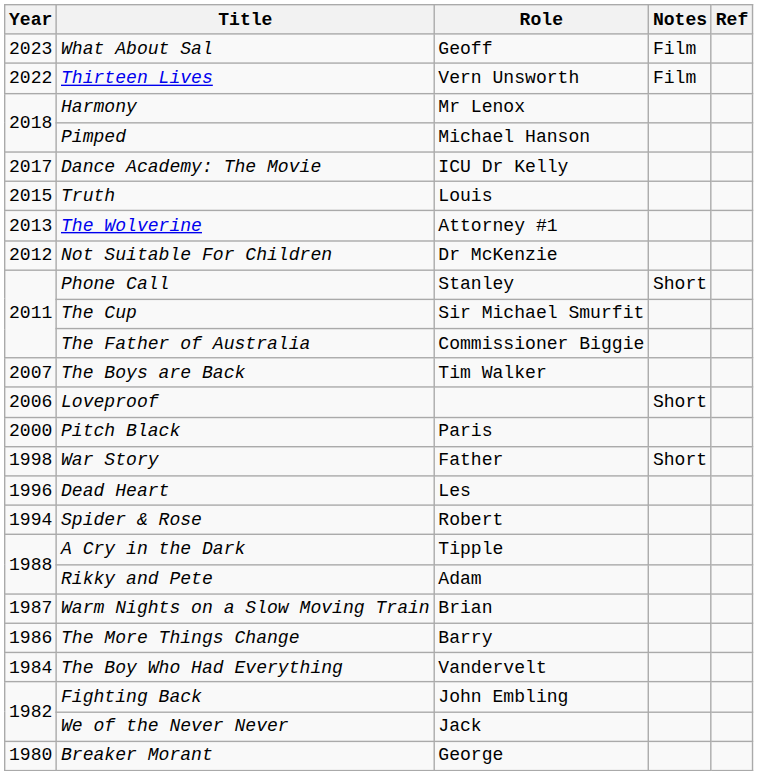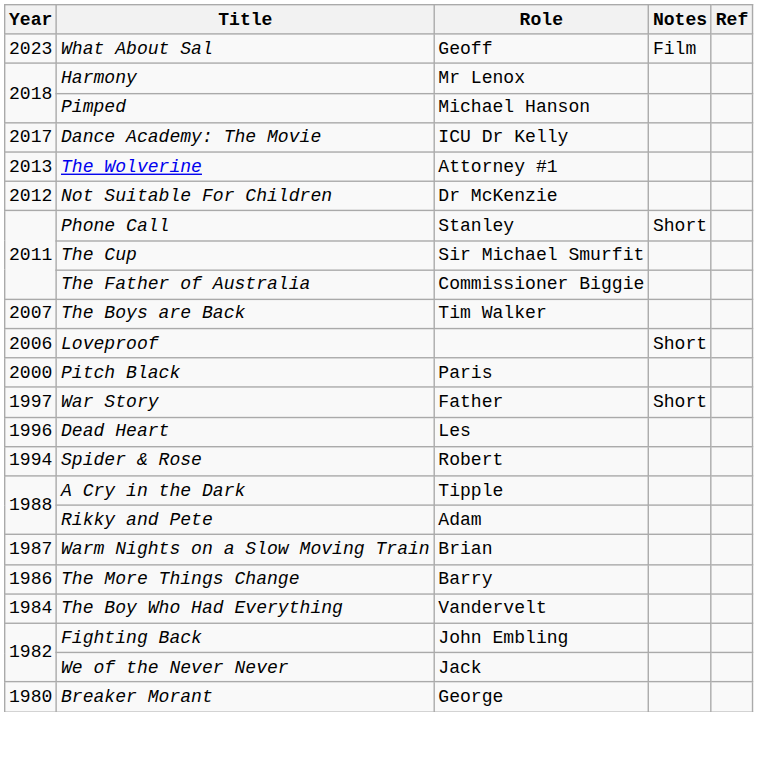- row: (137, 78)
- row: (88, 196)
(31, 461) 1998 -> (31, 402) 1997
